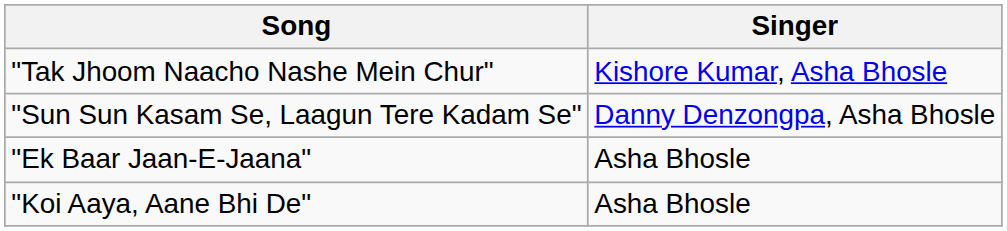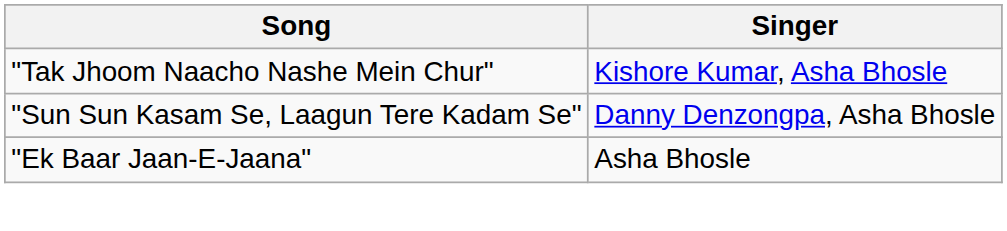- row: (161, 203)
